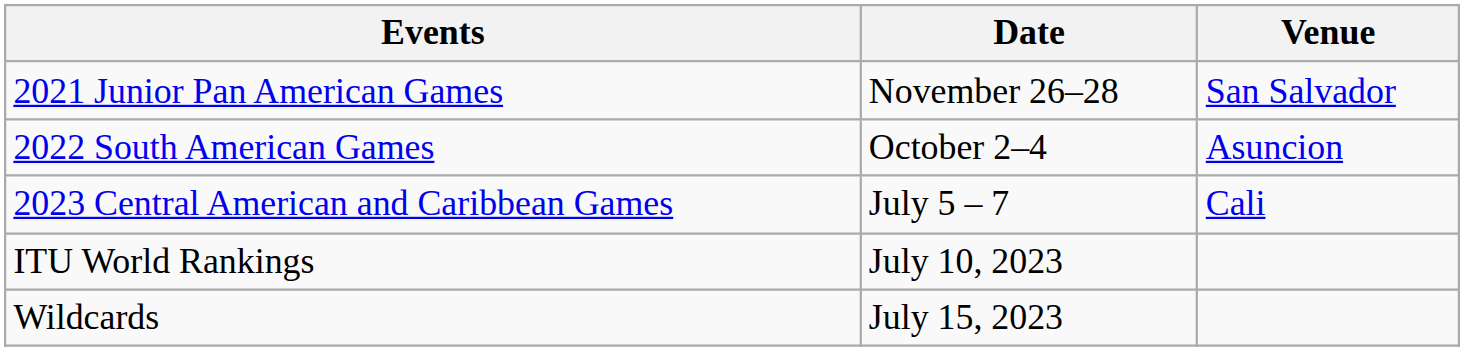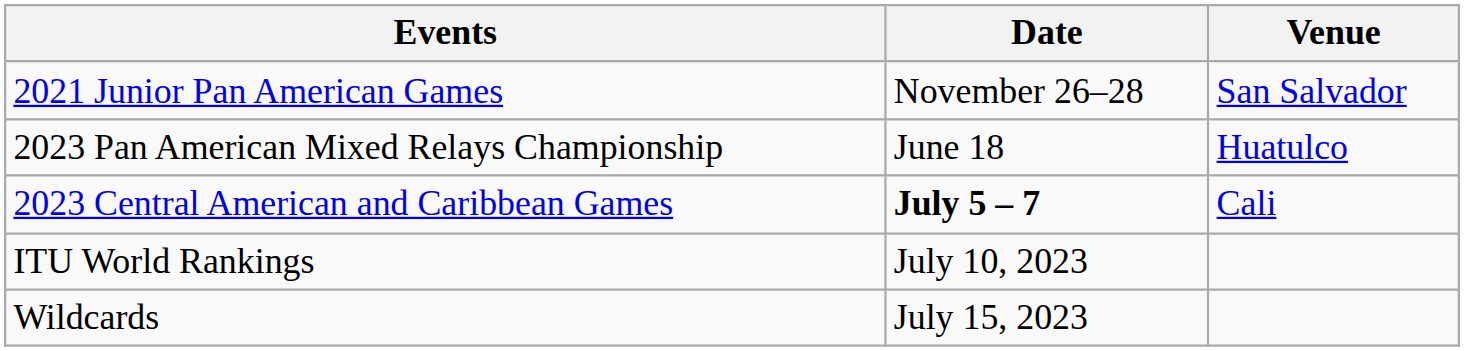- row: (224, 146)
+ row: (368, 146)
(939, 203) normal -> (967, 203) bold
